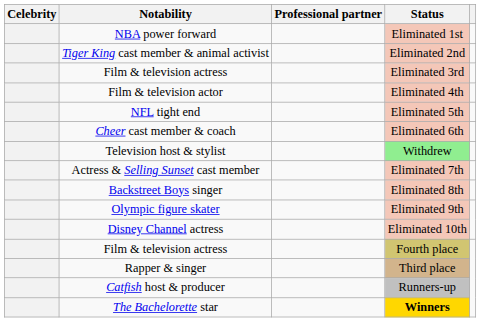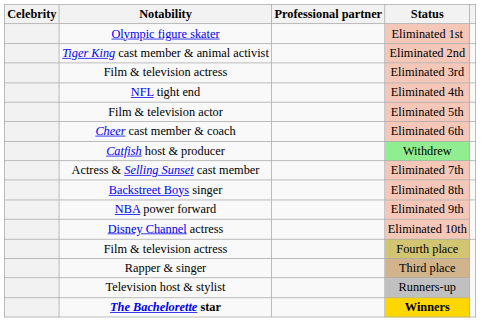(166, 33) NBA power forward -> (166, 33) Olympic figure skater
(166, 92) Film & television actor -> (166, 92) NFL tight end
(166, 111) NFL tight end -> (166, 111) Film & television actor
(166, 151) Television host & stylist -> (166, 151) Catfish host & producer
(166, 209) Olympic figure skater -> (166, 209) NBA power forward
(166, 287) Catfish host & producer -> (166, 287) Television host & stylist
(166, 307) normal -> (166, 307) bold
